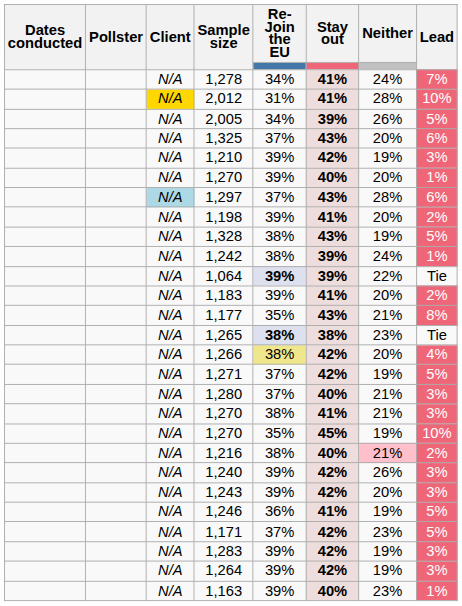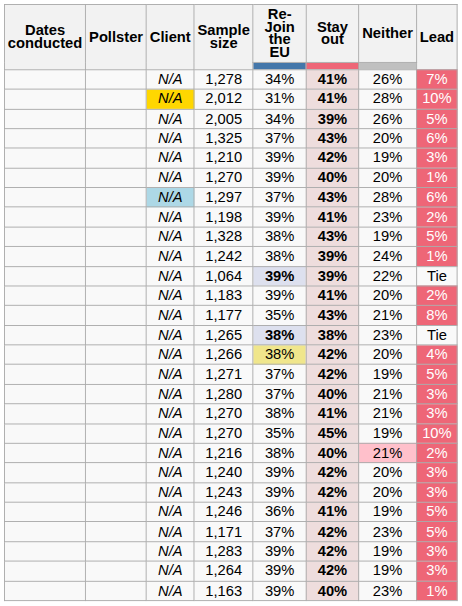(388, 79) 24% -> (388, 79) 26%
(388, 217) 20% -> (388, 217) 23%
(388, 472) 26% -> (388, 472) 20%
